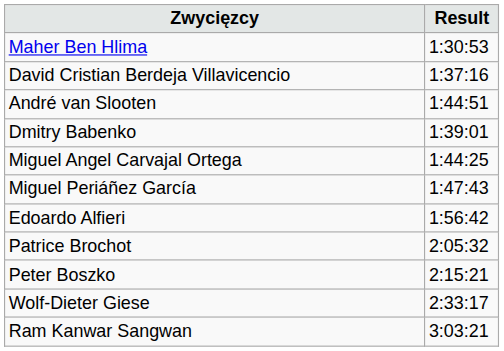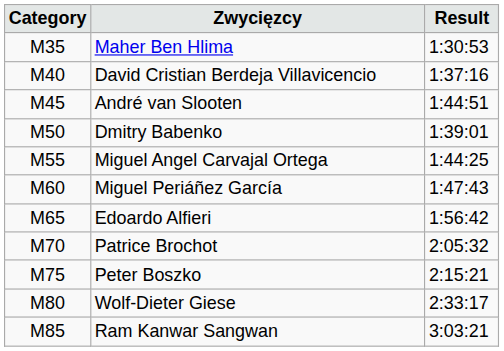+ column: (48, 18)
